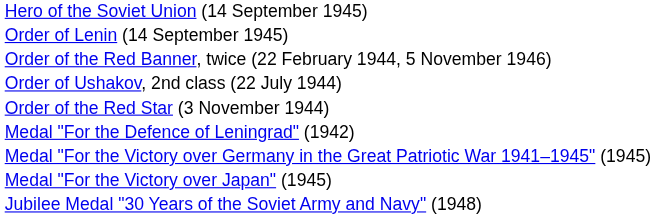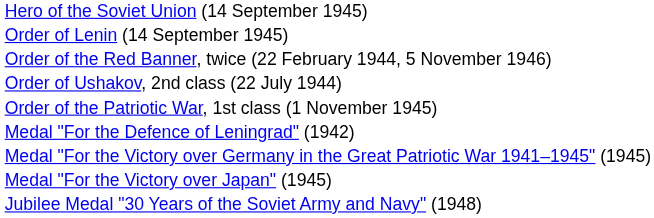+ row: (221, 107)
- row: (167, 107)
